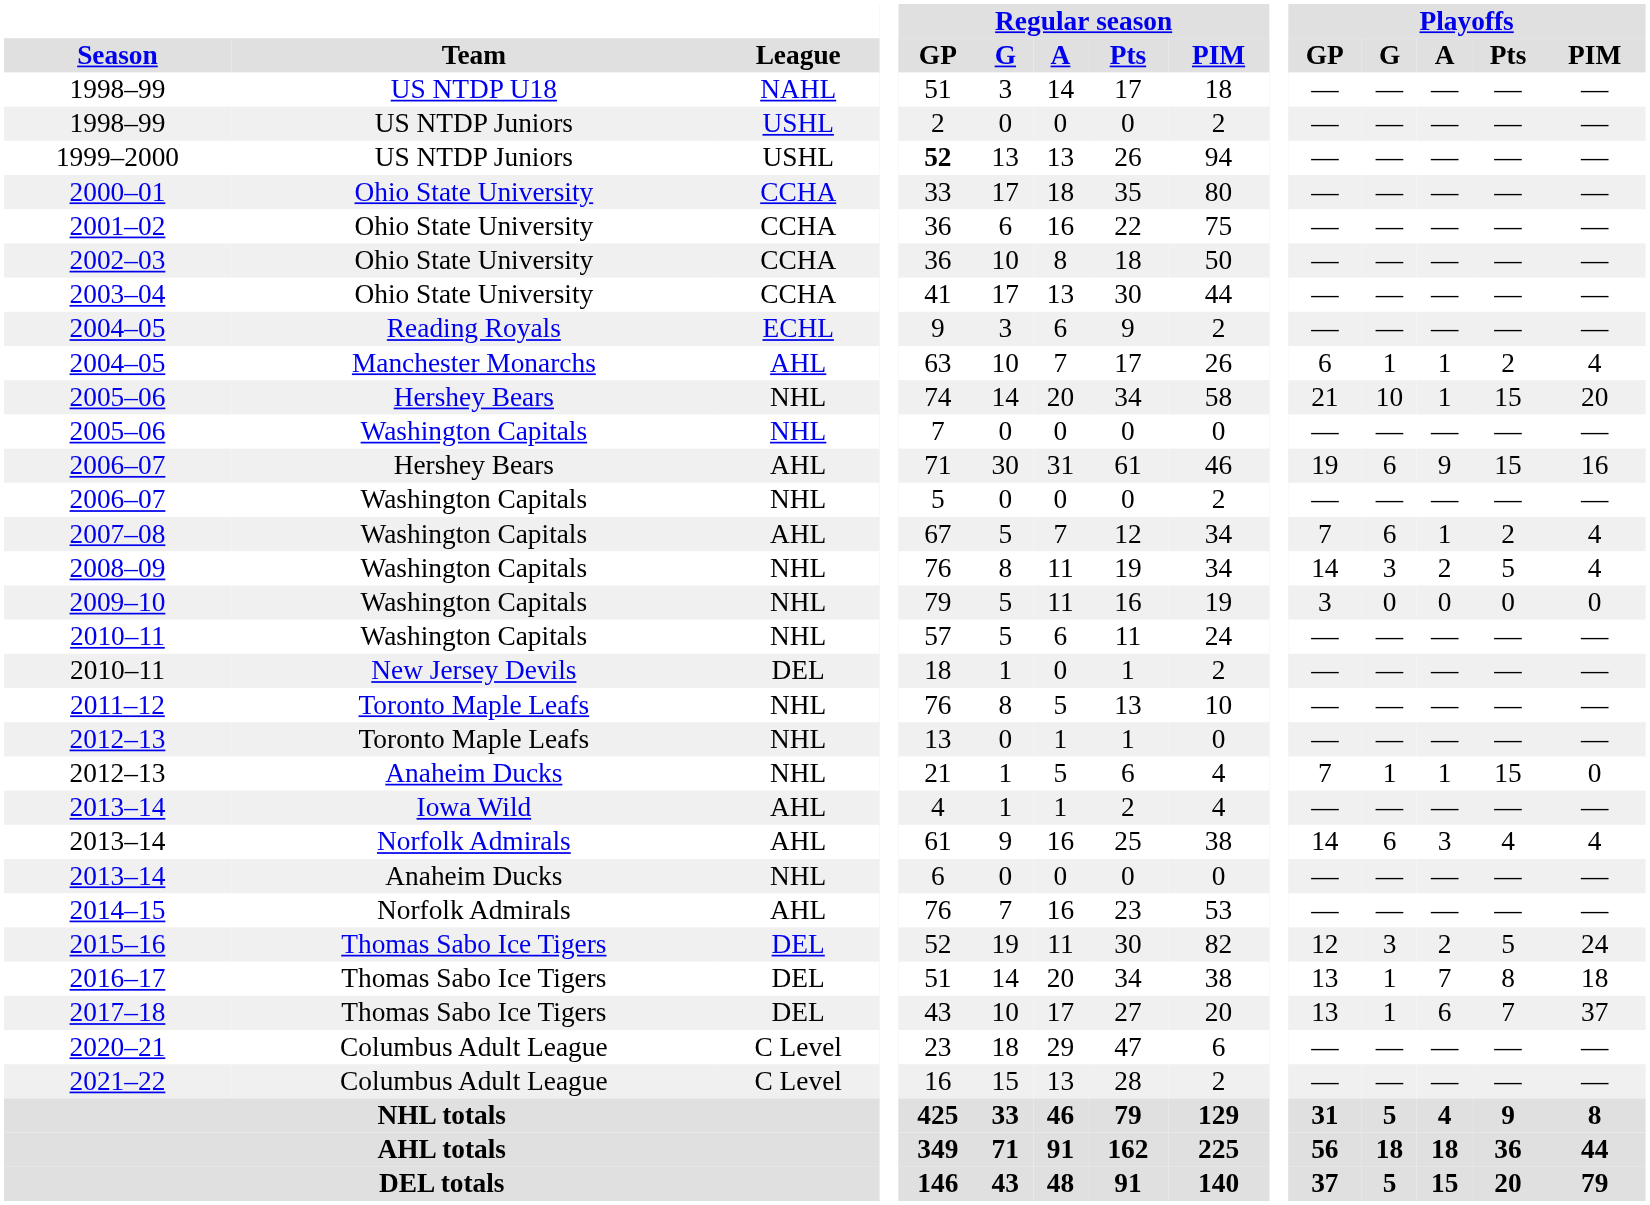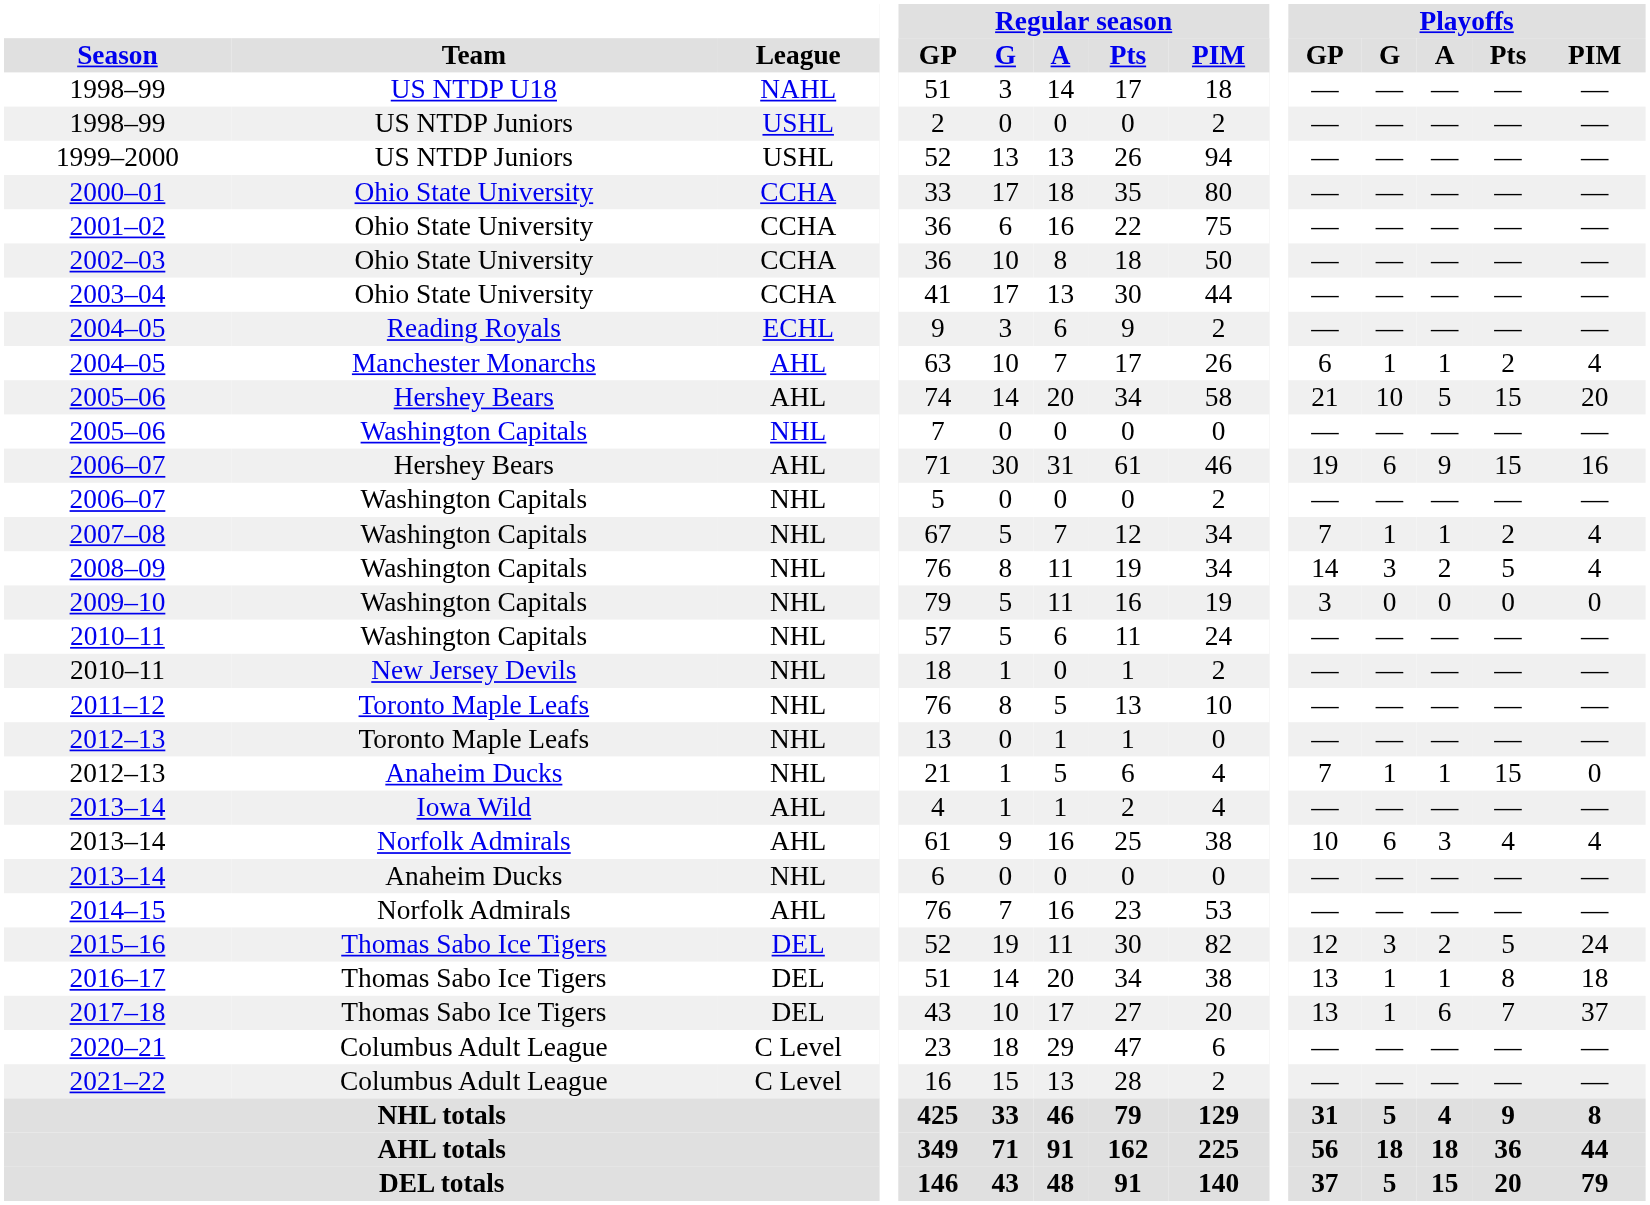(938, 157) bold -> (938, 157) normal
(798, 396) NHL -> (798, 396) AHL
(1445, 396) 1 -> (1445, 396) 5
(798, 533) AHL -> (798, 533) NHL
(1390, 533) 6 -> (1390, 533) 1
(798, 670) DEL -> (798, 670) NHL
(1325, 841) 14 -> (1325, 841) 10
(1445, 978) 7 -> (1445, 978) 1
